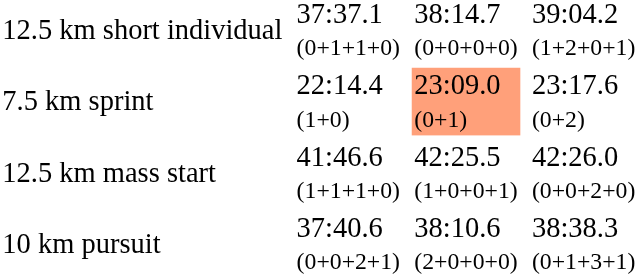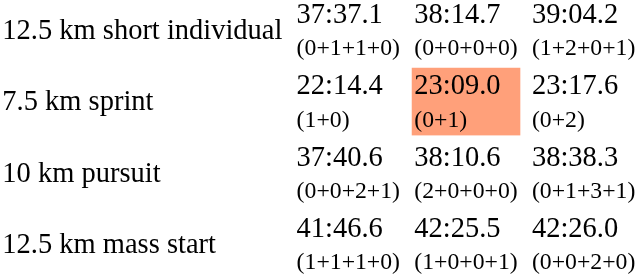rows swapped: (81, 243) <-> (109, 172)
